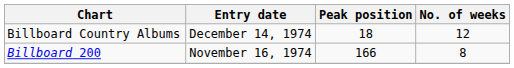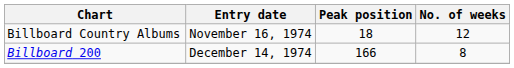(250, 34) December 14, 1974 -> (250, 34) November 16, 1974
(250, 53) November 16, 1974 -> (250, 53) December 14, 1974
